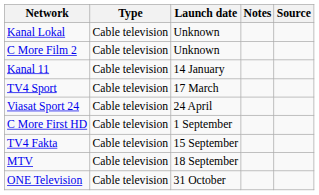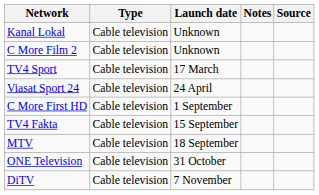- row: (28, 69)
+ row: (21, 180)
